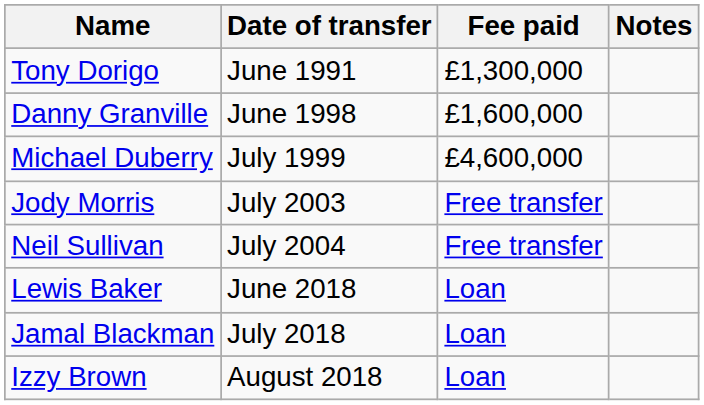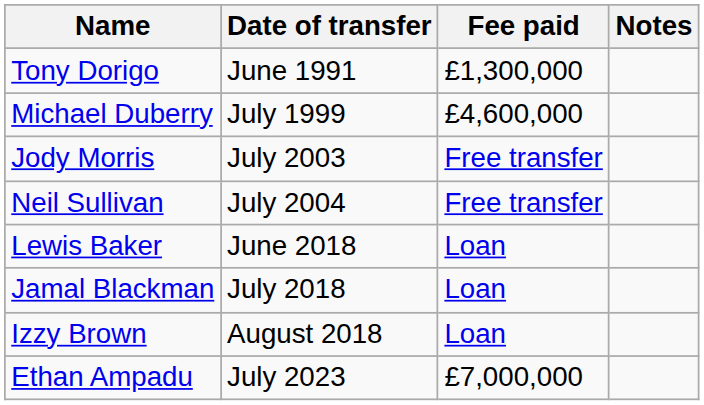- row: (110, 114)
+ row: (102, 377)
